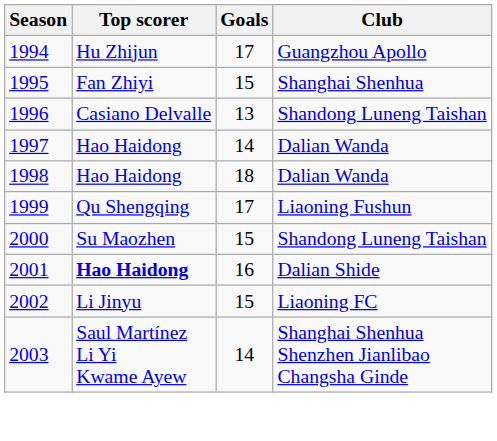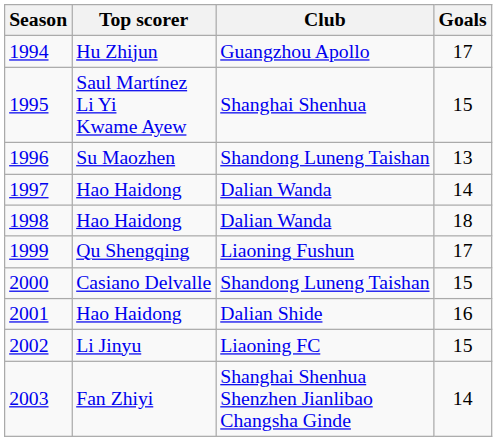columns swapped: (382, 20) <-> (244, 20)
(115, 82) Fan Zhiyi -> (132, 104) Saul Martínez Li Yi Kwame Ayew
(144, 113) Casiano Delvalle -> (126, 158) Su Maozhen
(126, 238) Su Maozhen -> (144, 282) Casiano Delvalle
(132, 269) bold -> (129, 314) normal
(132, 354) Saul Martínez Li Yi Kwame Ayew -> (115, 398) Fan Zhiyi
